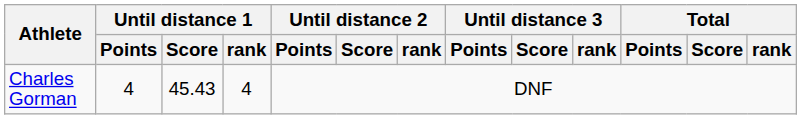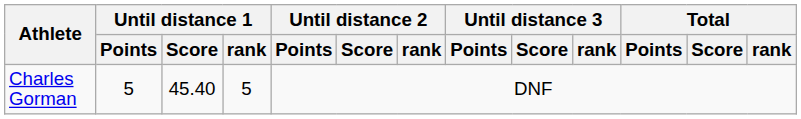(129, 89) 4 -> (129, 89) 5
(192, 89) 45.43 -> (192, 89) 45.40
(247, 89) 4 -> (247, 89) 5
